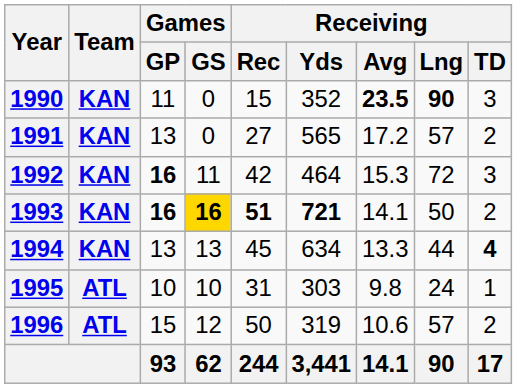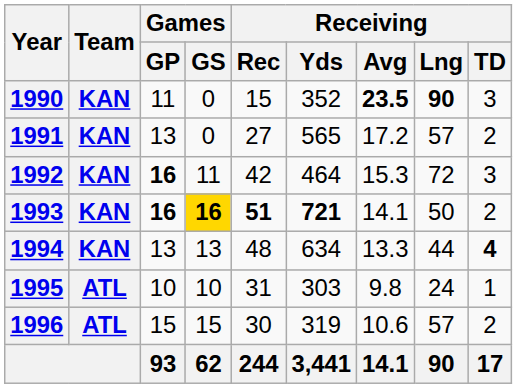(259, 250) 45 -> (259, 250) 48
(208, 325) 12 -> (208, 325) 15
(259, 325) 50 -> (259, 325) 30
